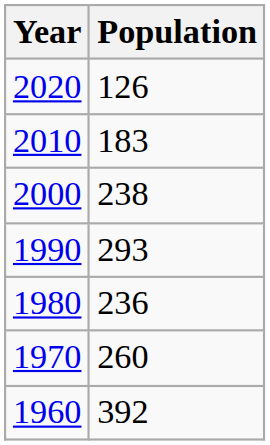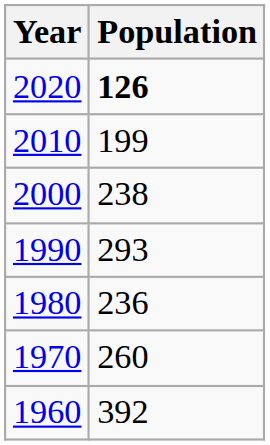(123, 85) normal -> (123, 85) bold
(123, 140) 183 -> (123, 140) 199
